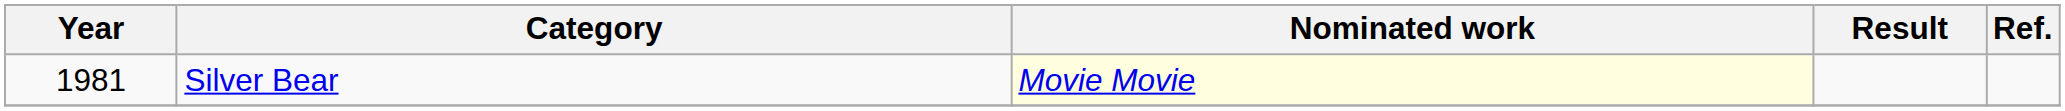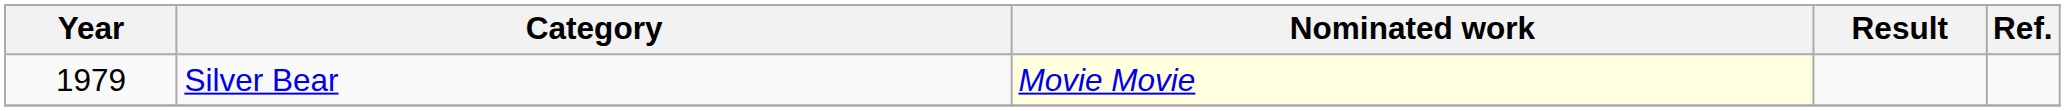(91, 79) 1981 -> (91, 79) 1979
